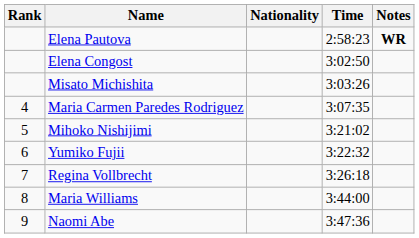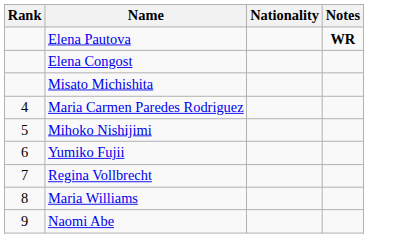- column: (348, 15)
